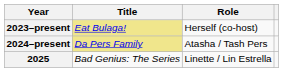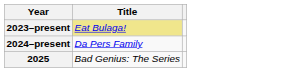- column: (228, 12)
(108, 43) khaki background -> (108, 43) no background
